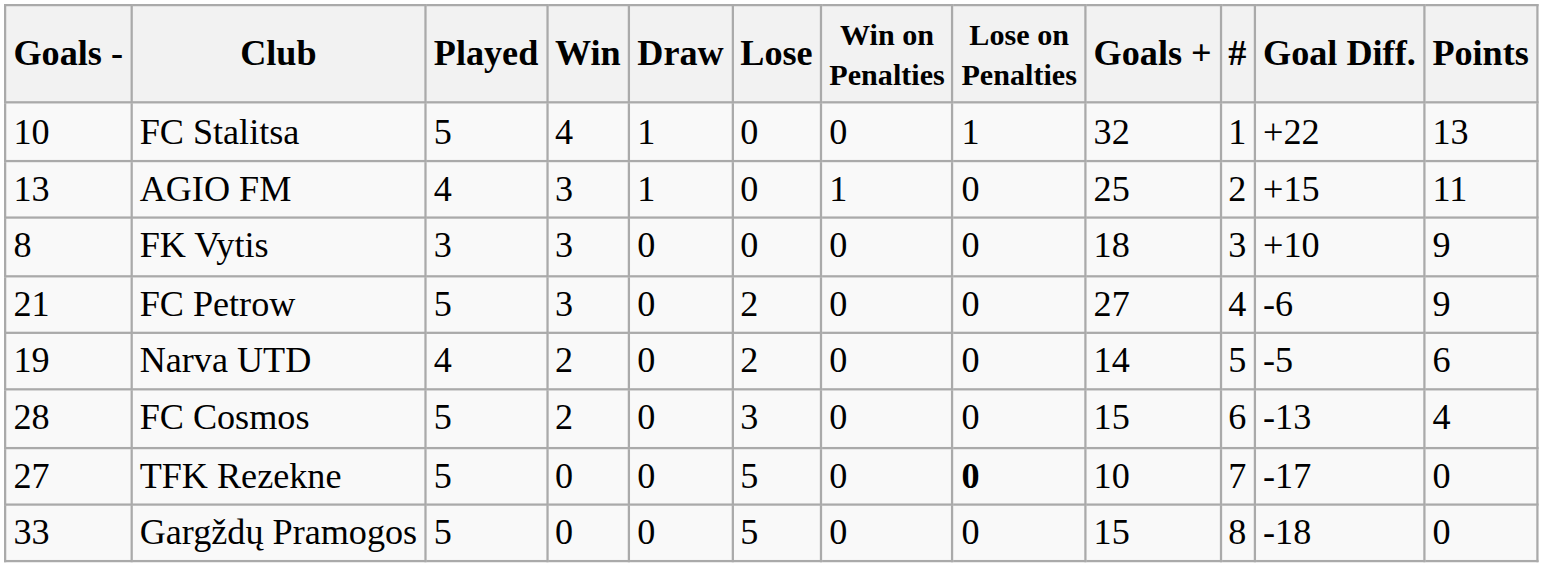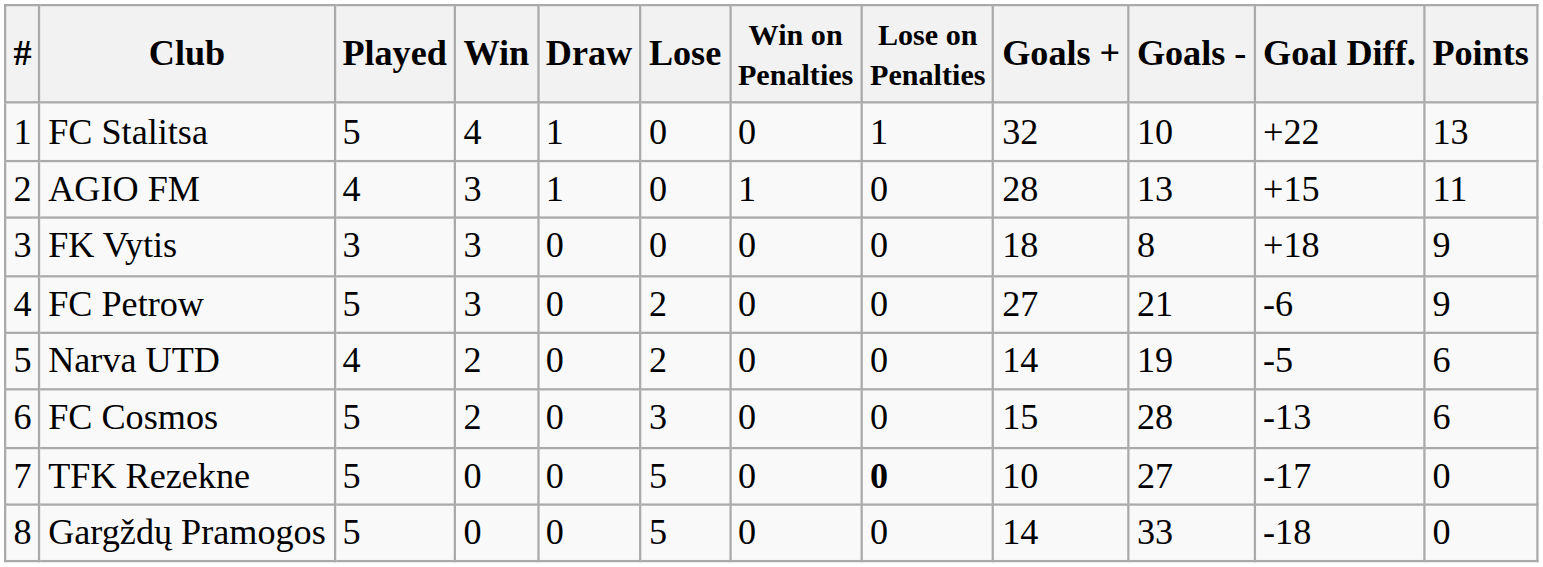columns swapped: (1237, 53) <-> (68, 53)
(1112, 188) 25 -> (1020, 188) 28
(1291, 245) +10 -> (1291, 245) +18
(1441, 417) 4 -> (1441, 417) 6
(1112, 532) 15 -> (1020, 532) 14
